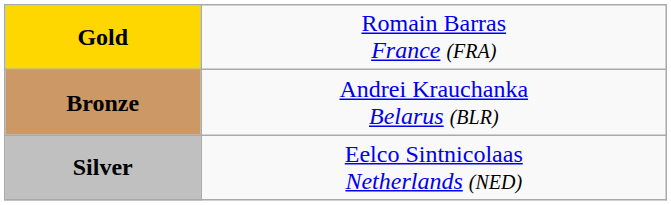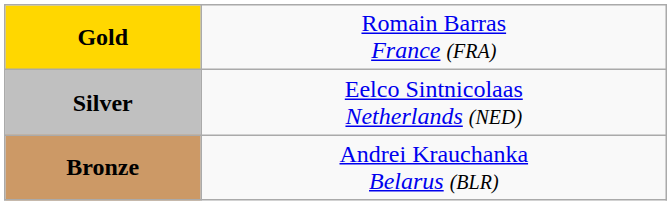rows swapped: (103, 167) <-> (103, 102)
